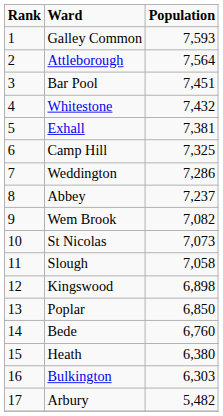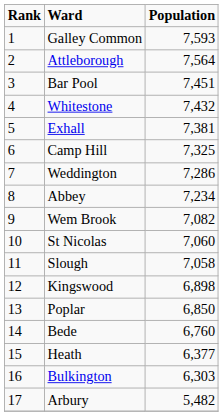(199, 196) 7,237 -> (199, 196) 7,234
(199, 241) 7,073 -> (199, 241) 7,060
(199, 354) 6,380 -> (199, 354) 6,377
